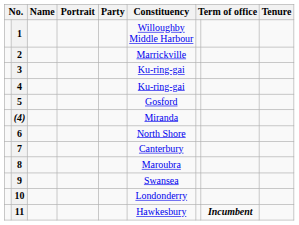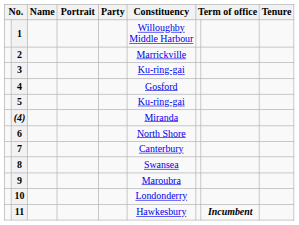(161, 86) Ku-ring-gai -> (161, 86) Gosford
(161, 102) Gosford -> (161, 102) Ku-ring-gai
(161, 165) Maroubra -> (161, 165) Swansea
(161, 180) Swansea -> (161, 180) Maroubra
